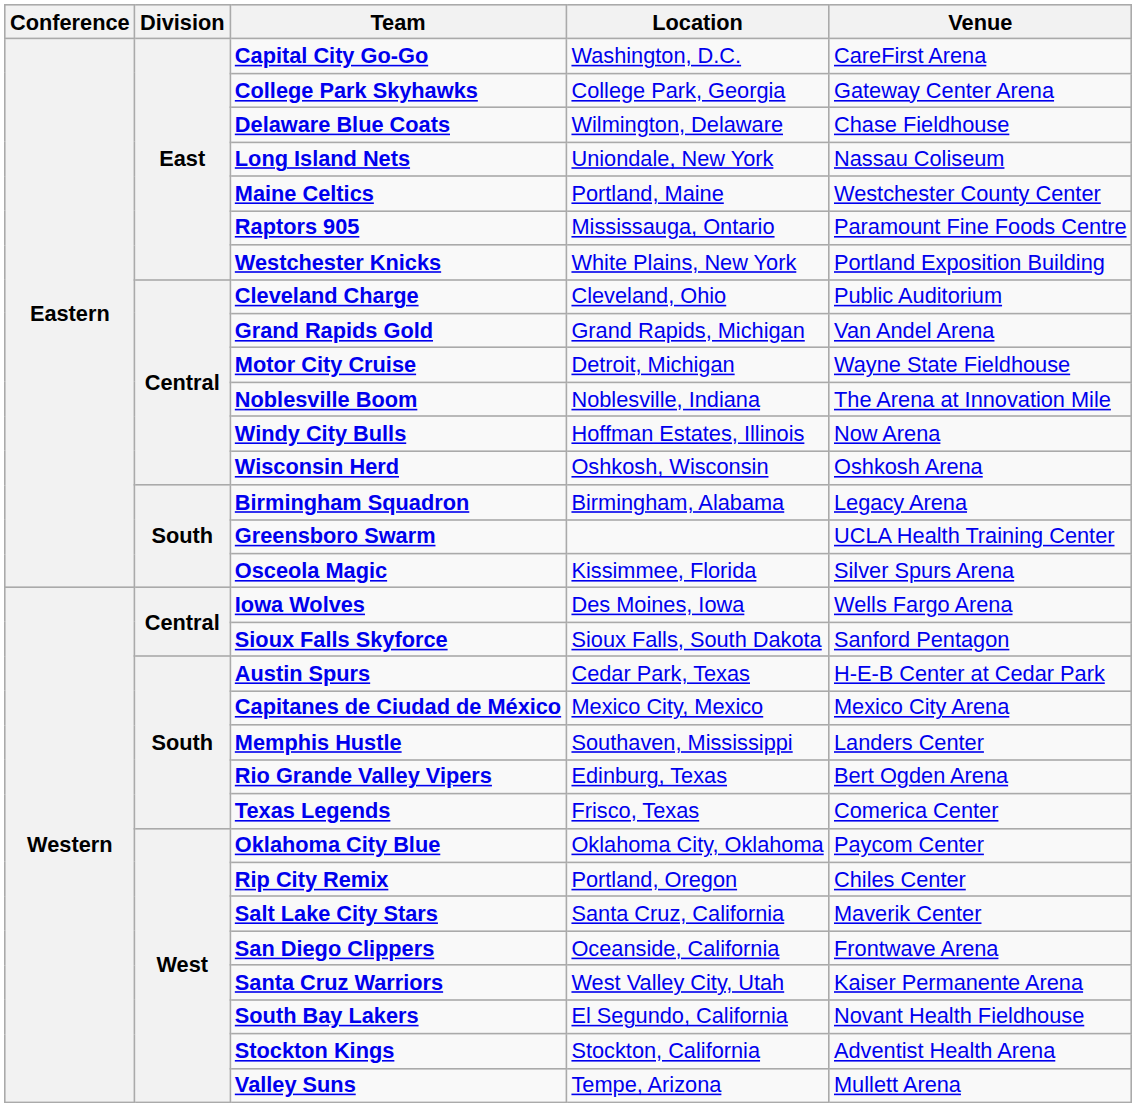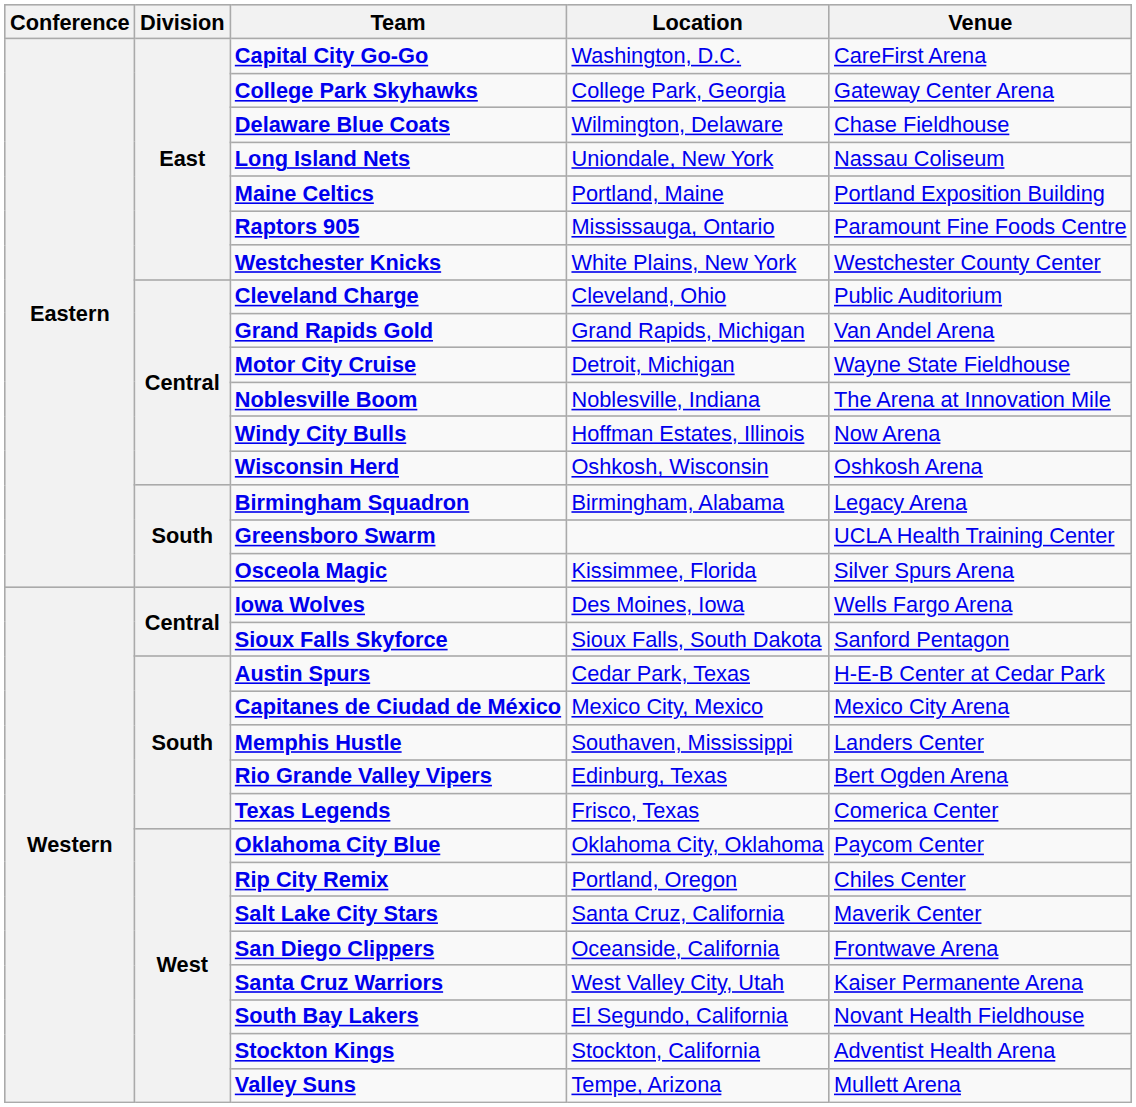(967, 193) Westchester County Center -> (969, 193) Portland Exposition Building
(969, 262) Portland Exposition Building -> (967, 262) Westchester County Center
